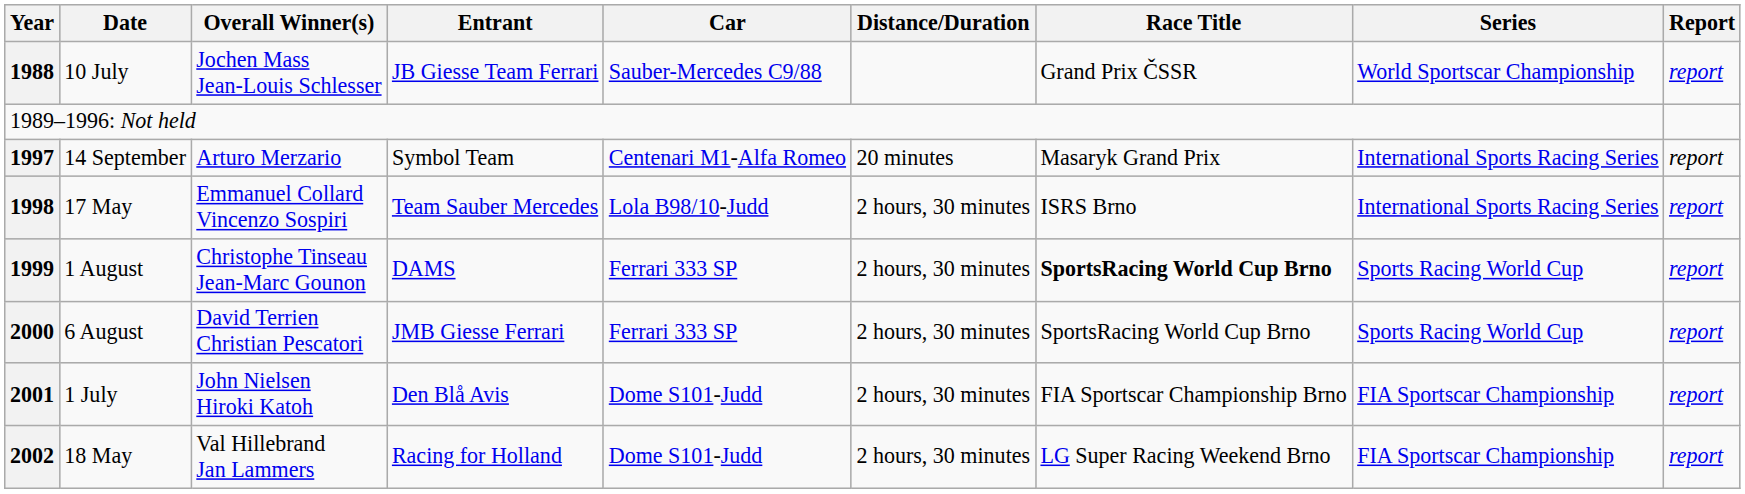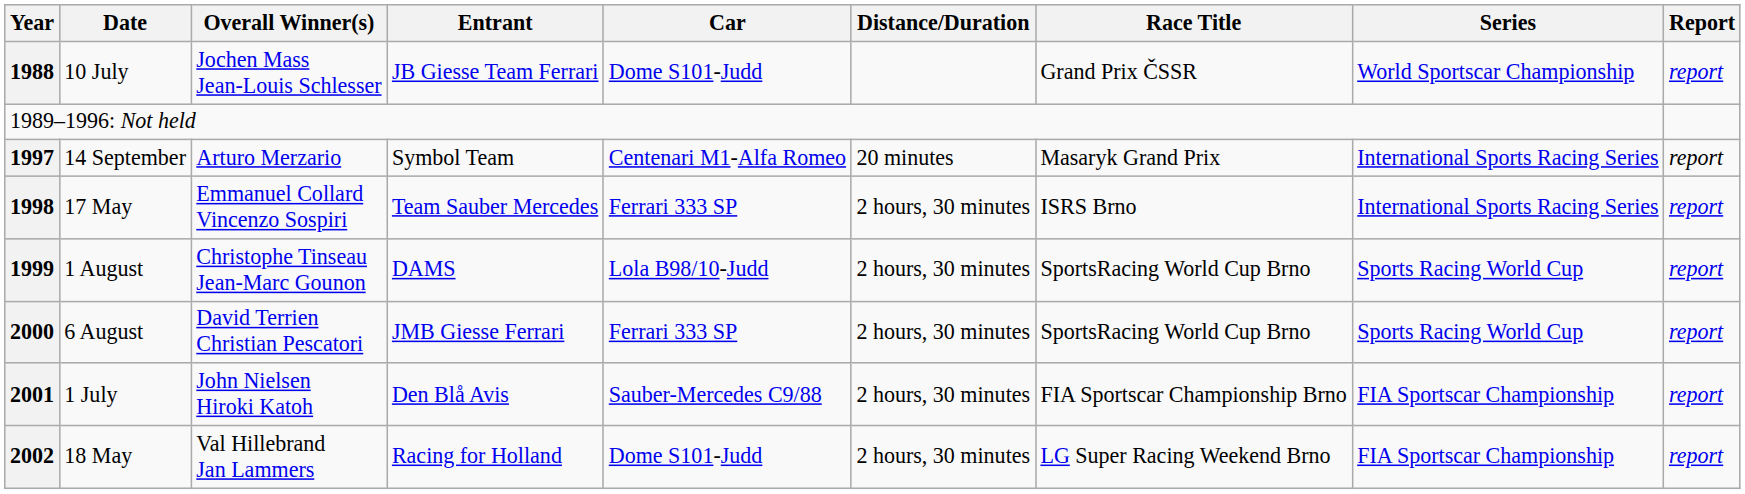(715, 72) Sauber-Mercedes C9/88 -> (686, 72) Dome S101-Judd
(689, 207) Lola B98/10-Judd -> (673, 207) Ferrari 333 SP
(673, 269) Ferrari 333 SP -> (689, 269) Lola B98/10-Judd
(1186, 269) bold -> (1175, 269) normal
(686, 394) Dome S101-Judd -> (715, 394) Sauber-Mercedes C9/88
